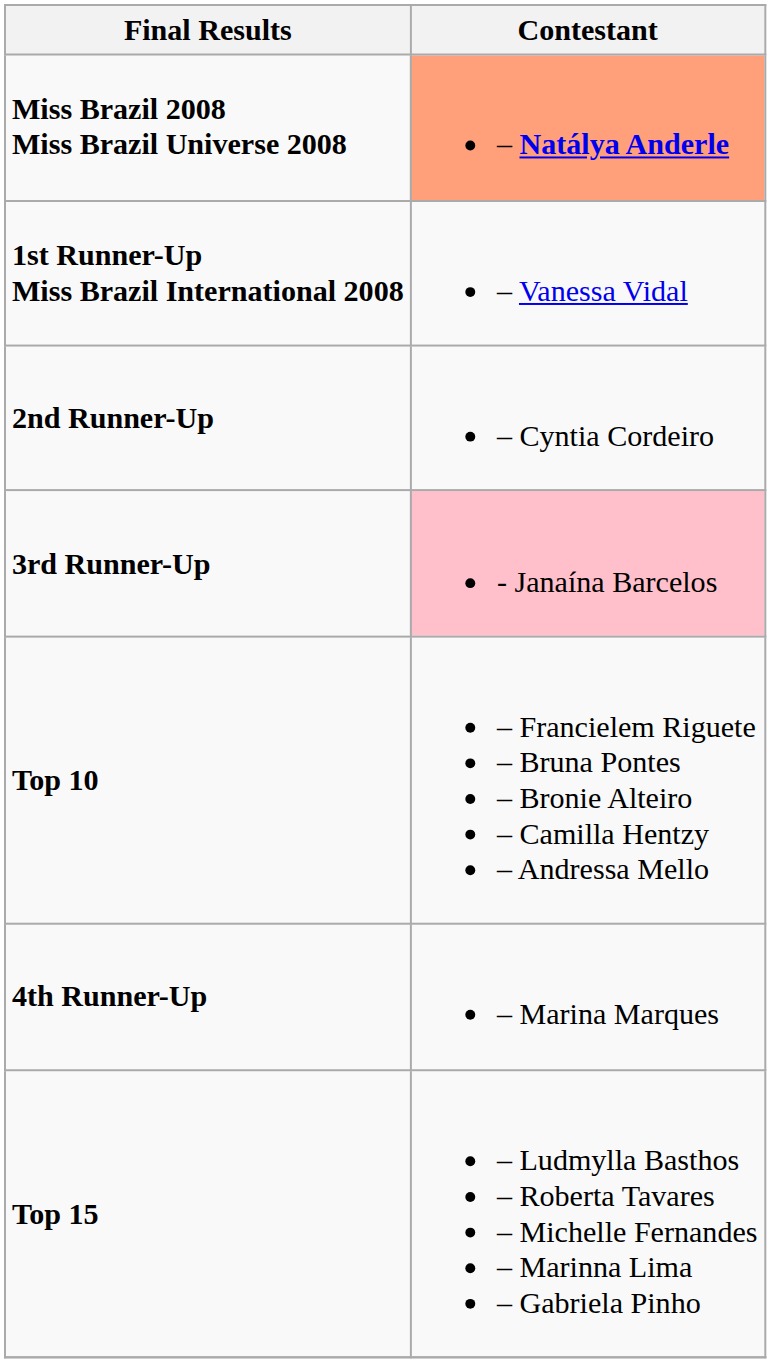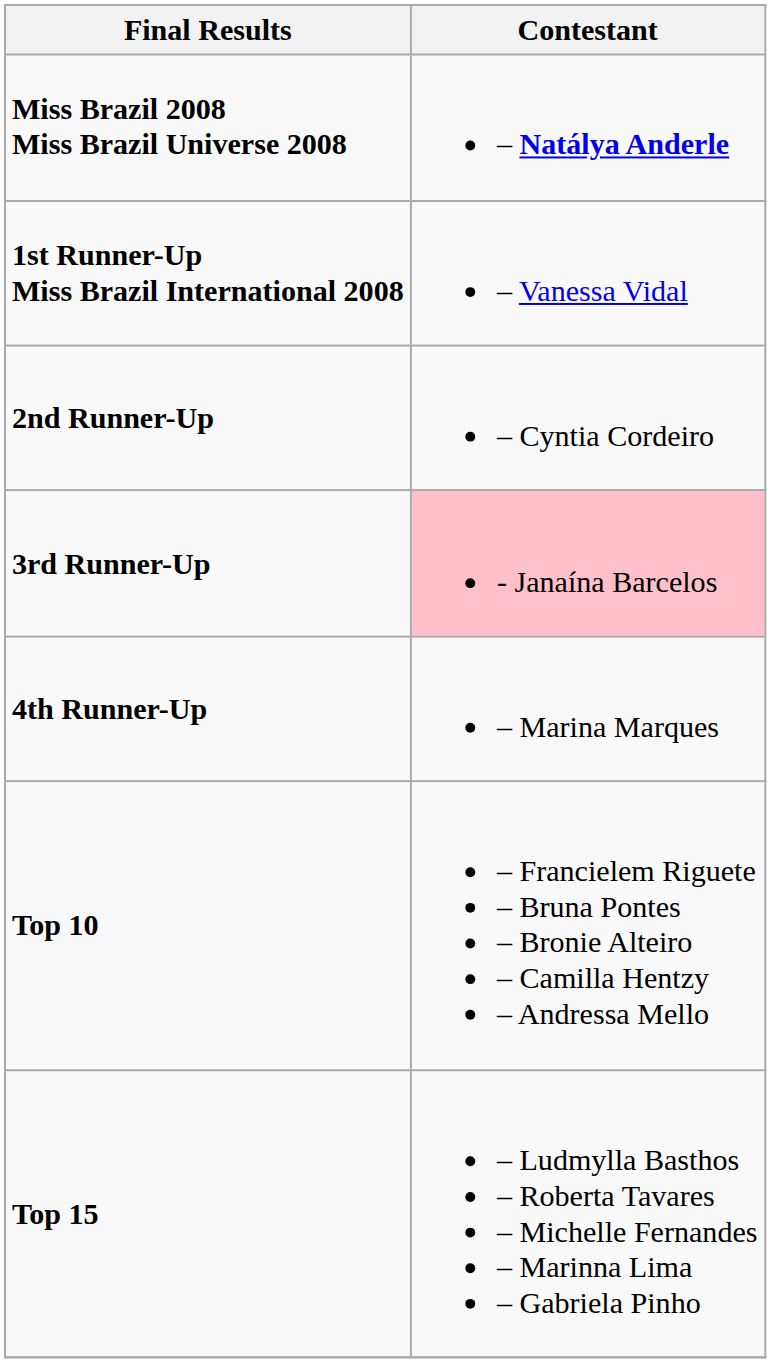(588, 145) lightsalmon background -> (588, 145) no background
rows swapped: (110, 996) <-> (55, 779)
